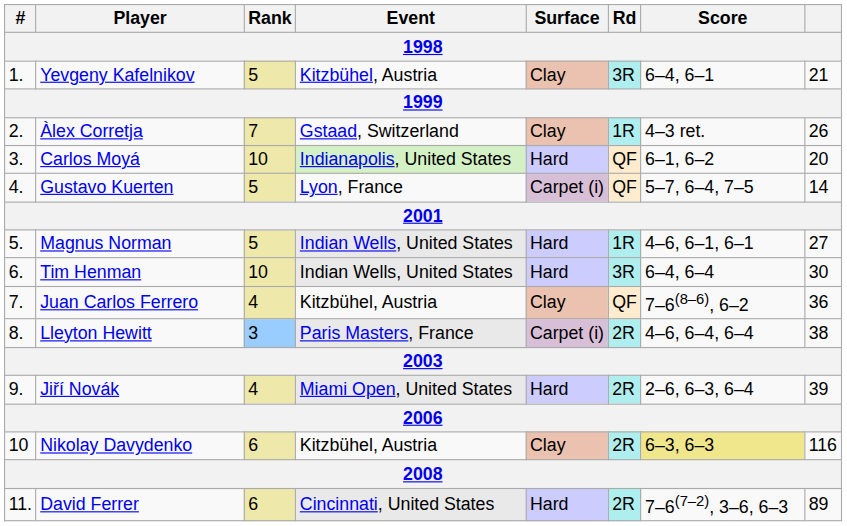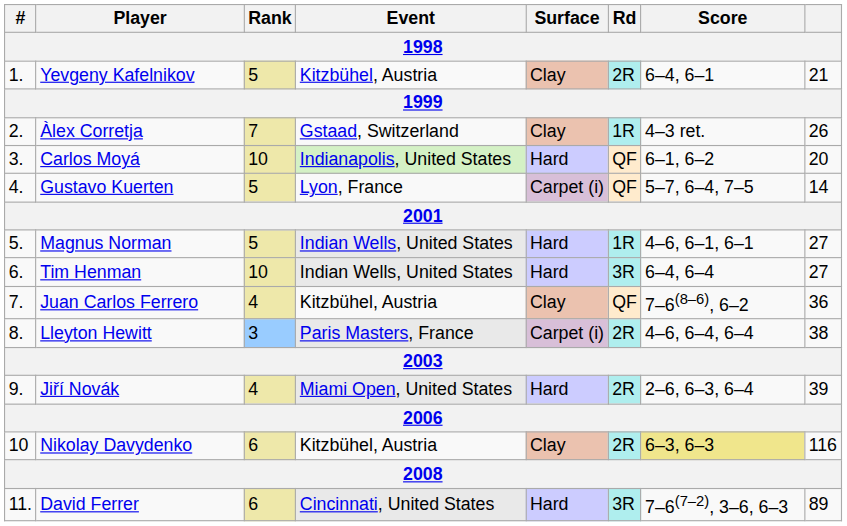(624, 74) 3R -> (624, 74) 2R
(819, 272) 30 -> (819, 272) 27
(624, 504) 2R -> (624, 504) 3R
